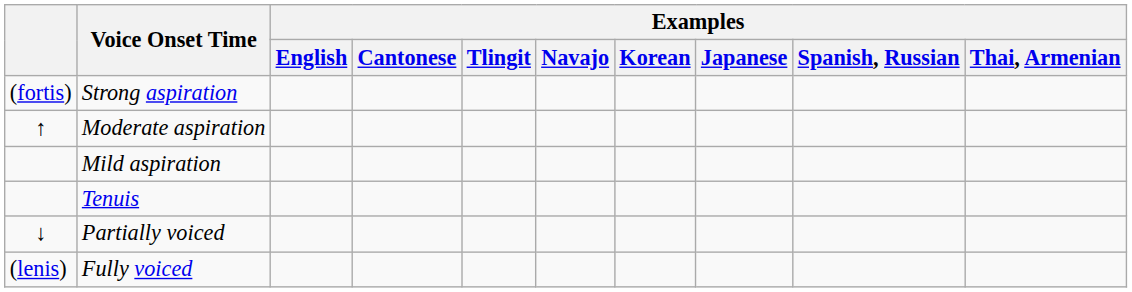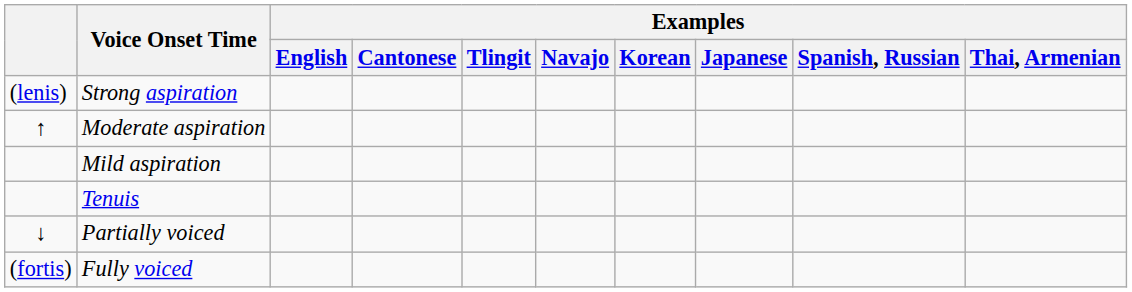(41, 92) (fortis) -> (38, 92) (lenis)
(38, 269) (lenis) -> (41, 269) (fortis)
